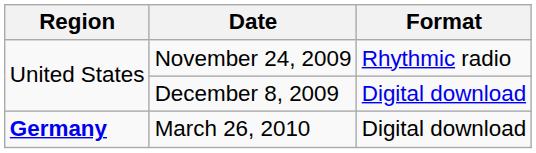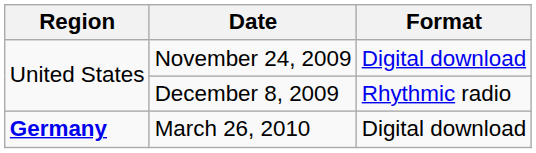(436, 57) Rhythmic radio -> (444, 57) Digital download
(444, 93) Digital download -> (436, 93) Rhythmic radio
